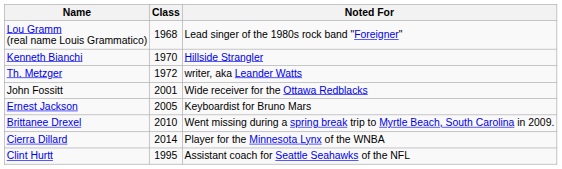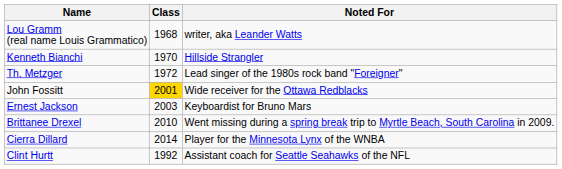(293, 35) Lead singer of the 1980s rock band "Foreigner" -> (243, 35) writer, aka Leander Watts
(243, 73) writer, aka Leander Watts -> (293, 73) Lead singer of the 1980s rock band "Foreigner"
(166, 90) no background -> (166, 90) gold background
(166, 106) 2005 -> (166, 106) 2003
(166, 156) 1995 -> (166, 156) 1992
